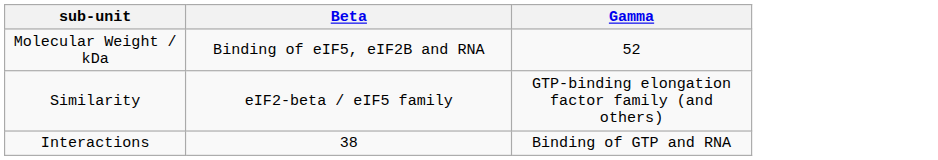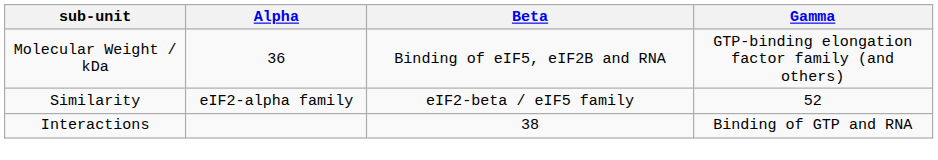+ column: (276, 17)
(632, 50) 52 -> (813, 59) GTP-binding elongation factor family (and others)
(632, 101) GTP-binding elongation factor family (and others) -> (813, 101) 52
